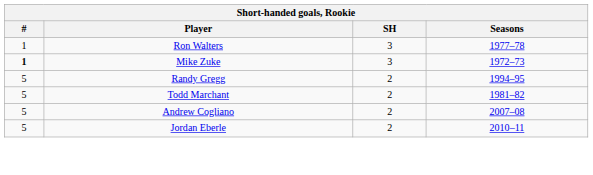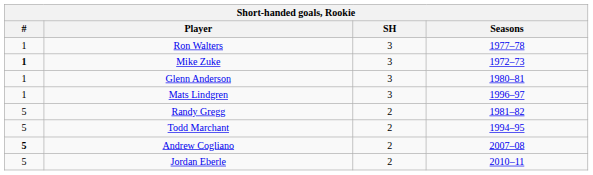+ row: (198, 79)
+ row: (198, 95)
(507, 79) 1994–95 -> (507, 112) 1981–82
(507, 95) 1981–82 -> (507, 128) 1994–95
(24, 112) normal -> (24, 145) bold
